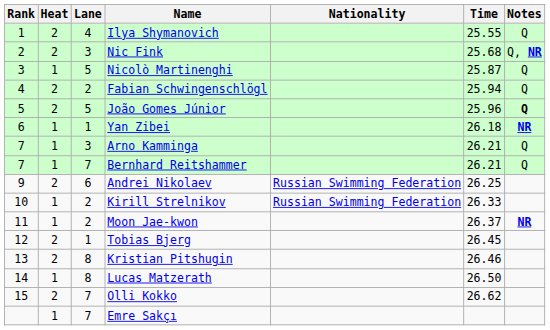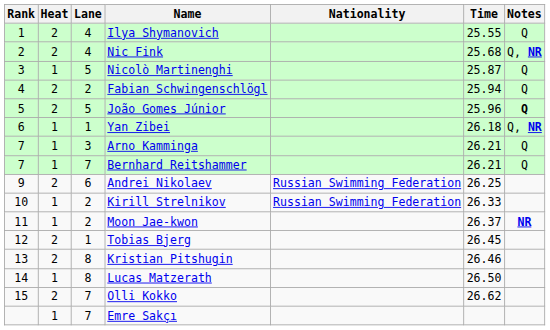(88, 52) 3 -> (88, 52) 4
(524, 127) NR -> (524, 127) Q, NR
